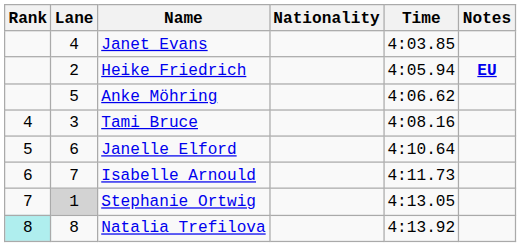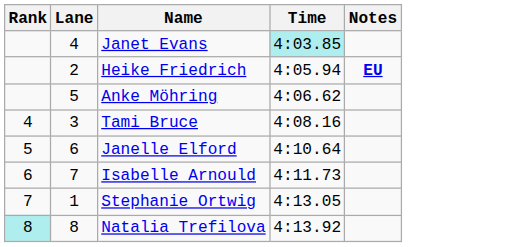- column: (327, 18)
(421, 44) no background -> (307, 44) paleturquoise background
(74, 202) lightgrey background -> (74, 202) no background
